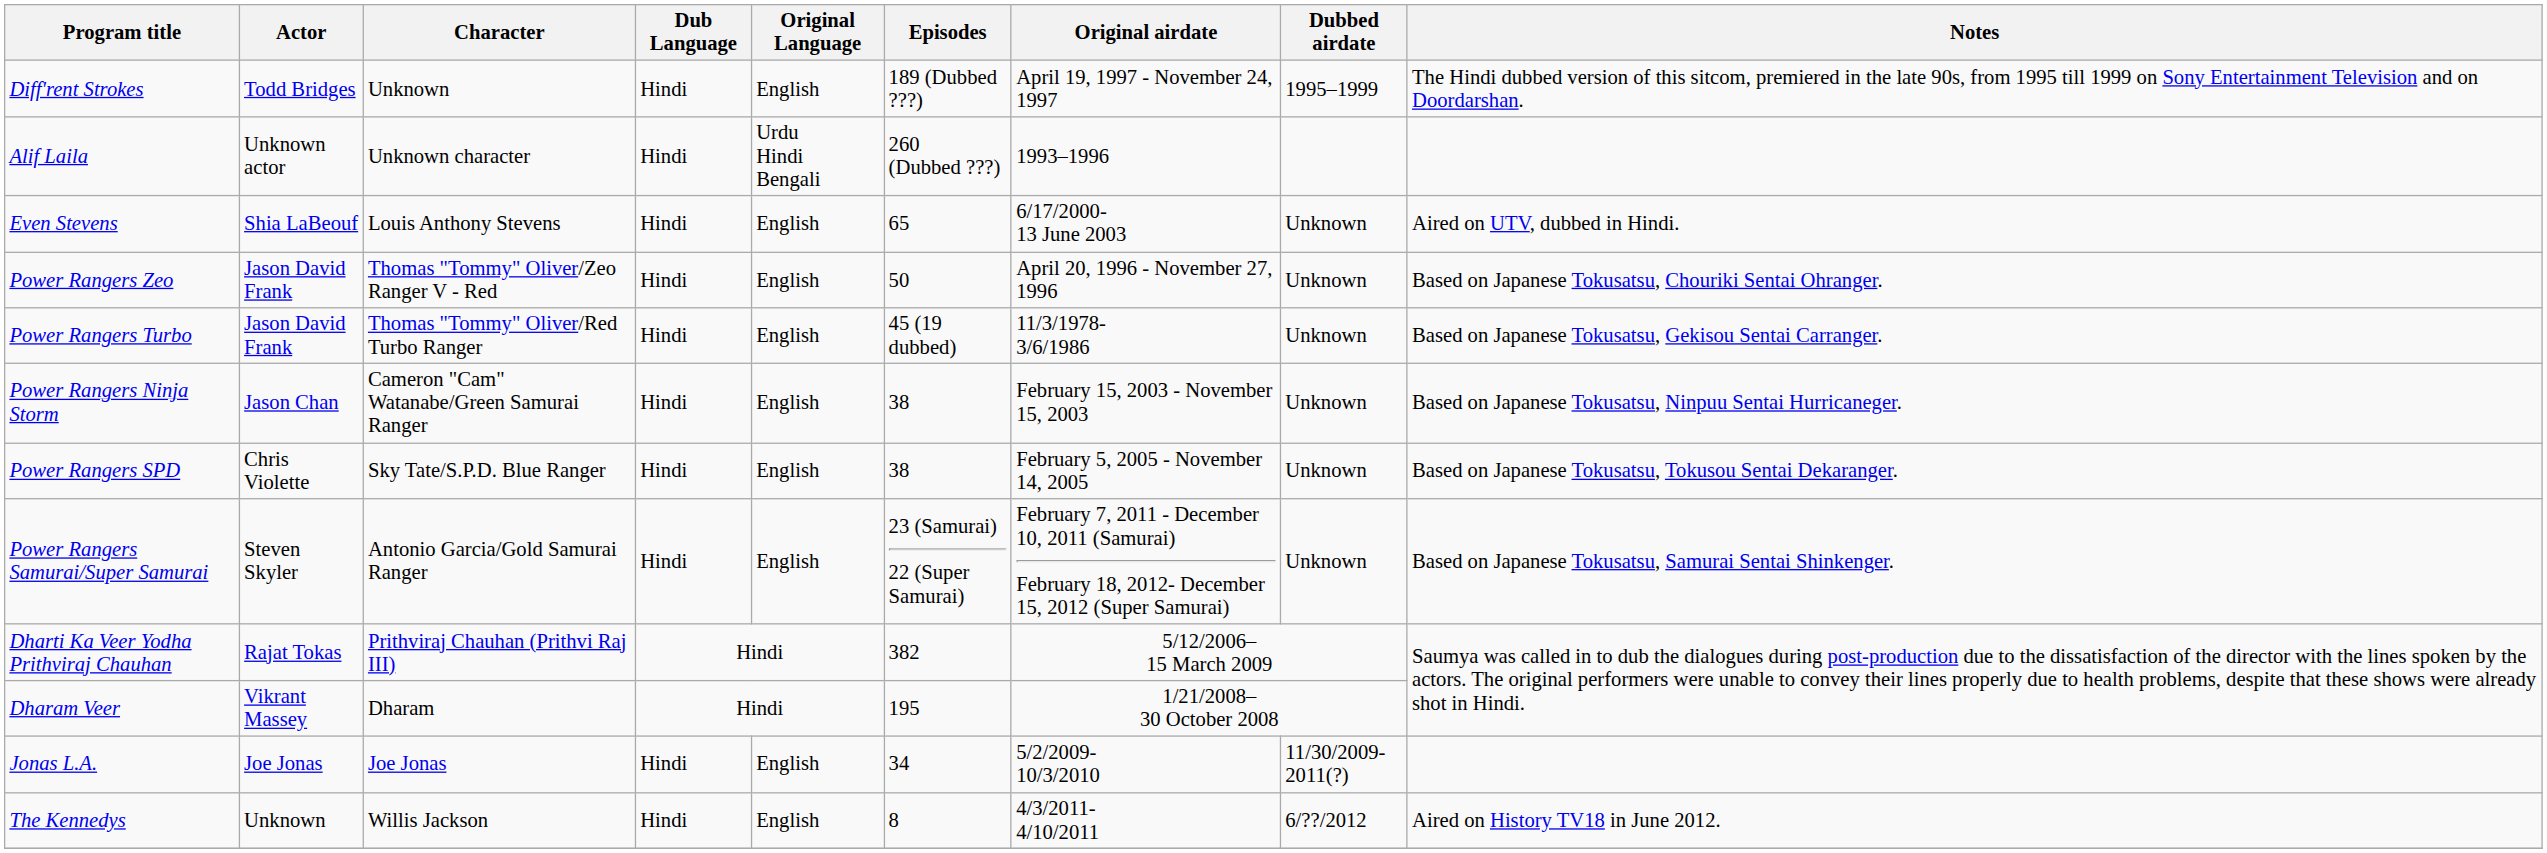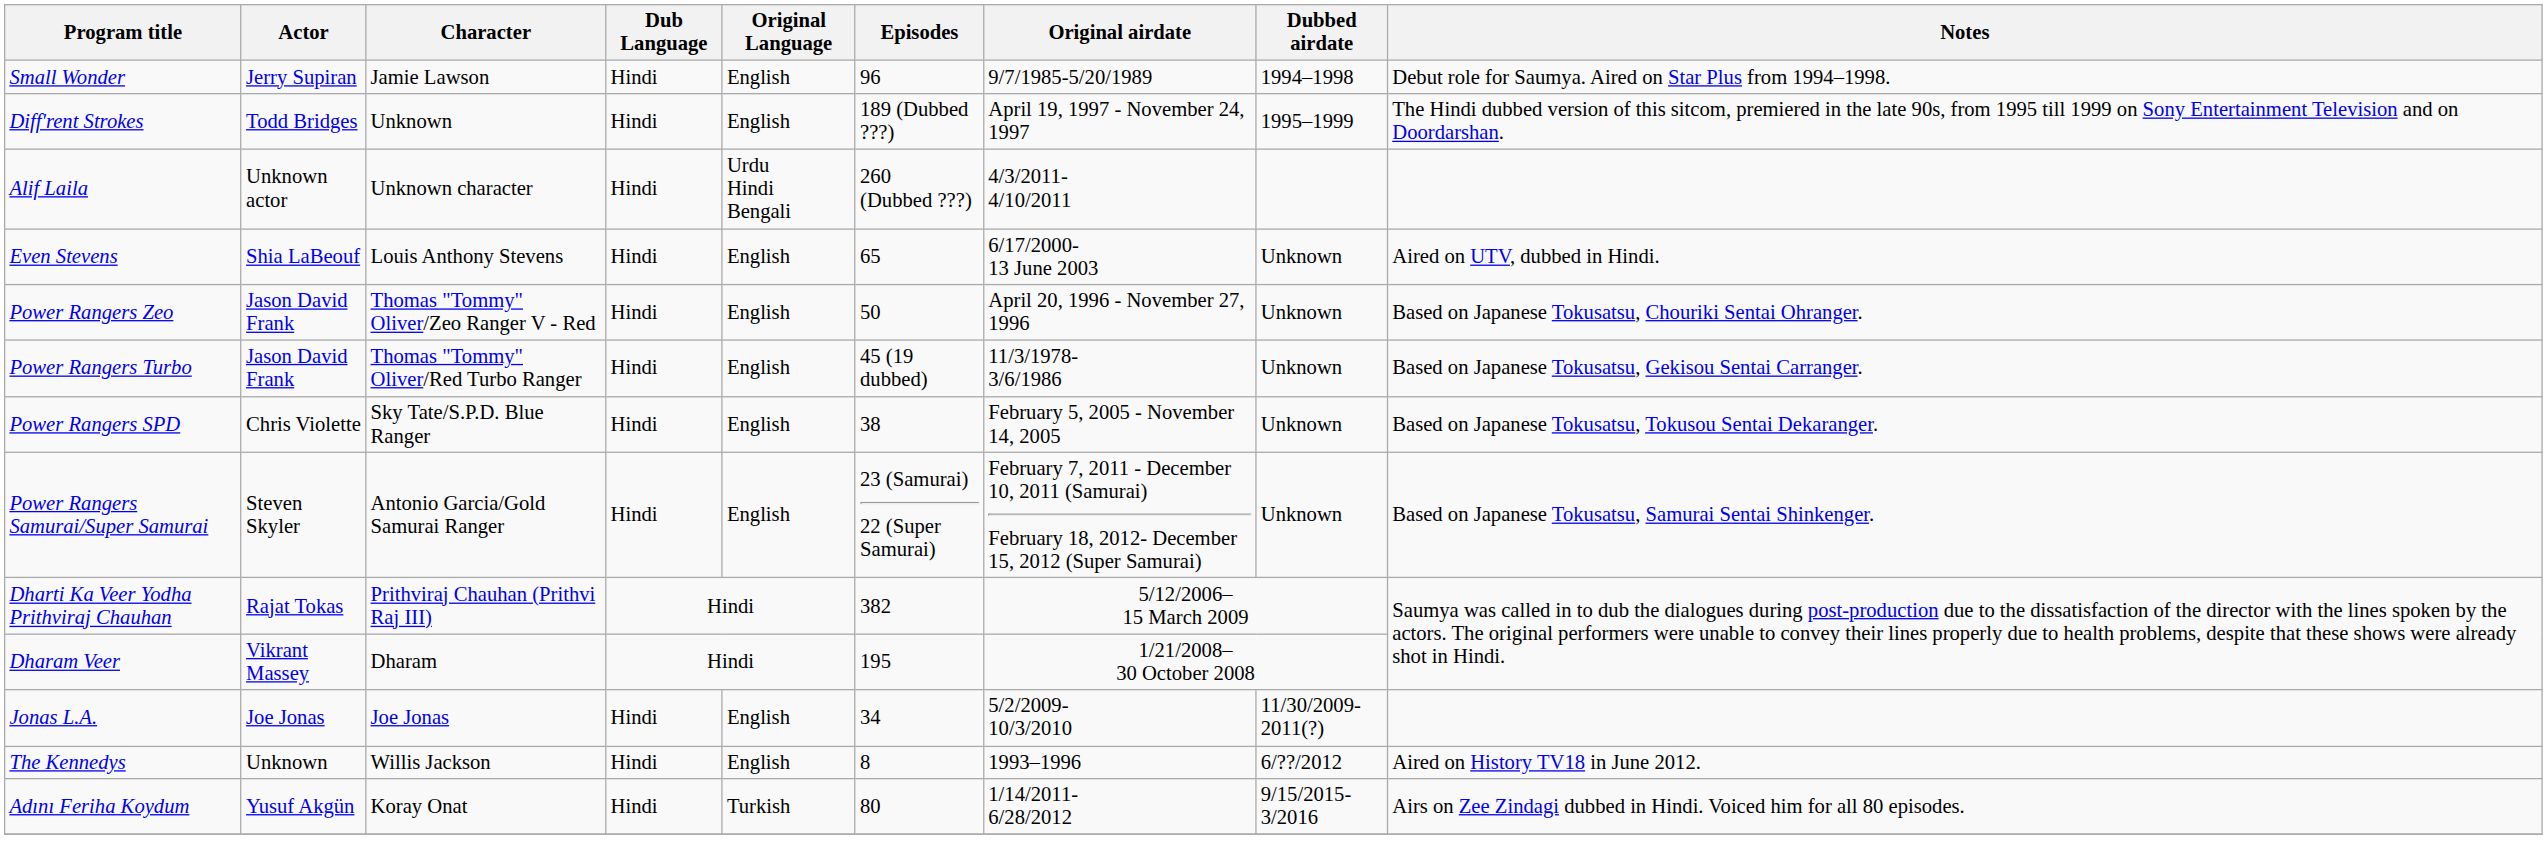+ row: (67, 76)
(1063, 155) 1993–1996 -> (1030, 188) 4/3/2011- 4/10/2011
- row: (99, 403)
(1058, 820) 4/3/2011- 4/10/2011 -> (1035, 761) 1993–1996
+ row: (99, 806)
